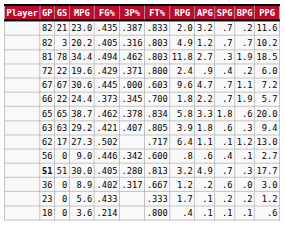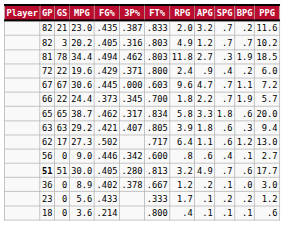(132, 113) .378 -> (132, 113) .317
(227, 142) .1 -> (227, 142) .6
(247, 170) .3 -> (247, 170) .6
(132, 184) .317 -> (132, 184) .378
(227, 184) .6 -> (227, 184) .1
